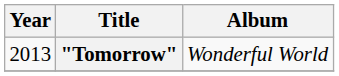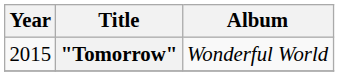(30, 53) 2013 -> (30, 53) 2015
